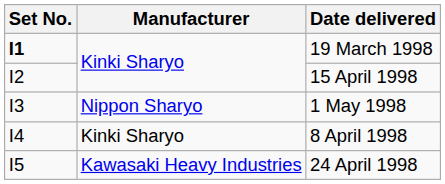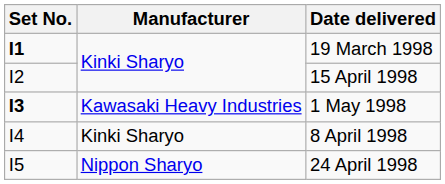(16, 106) normal -> (16, 106) bold
(142, 106) Nippon Sharyo -> (191, 106) Kawasaki Heavy Industries
(191, 164) Kawasaki Heavy Industries -> (142, 164) Nippon Sharyo
